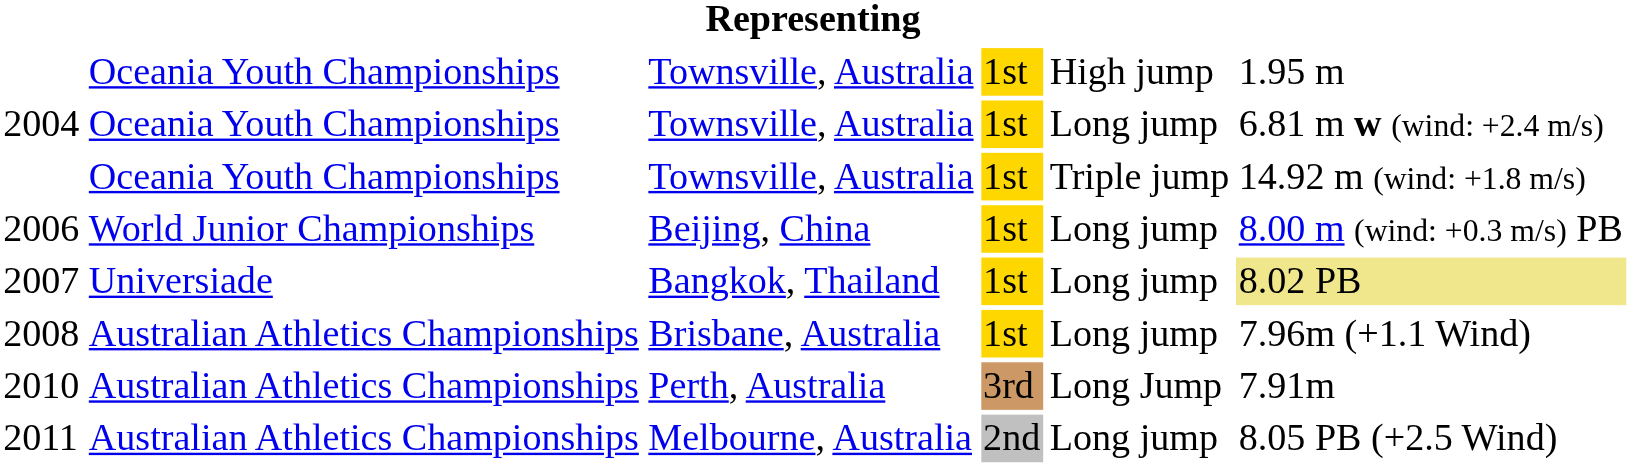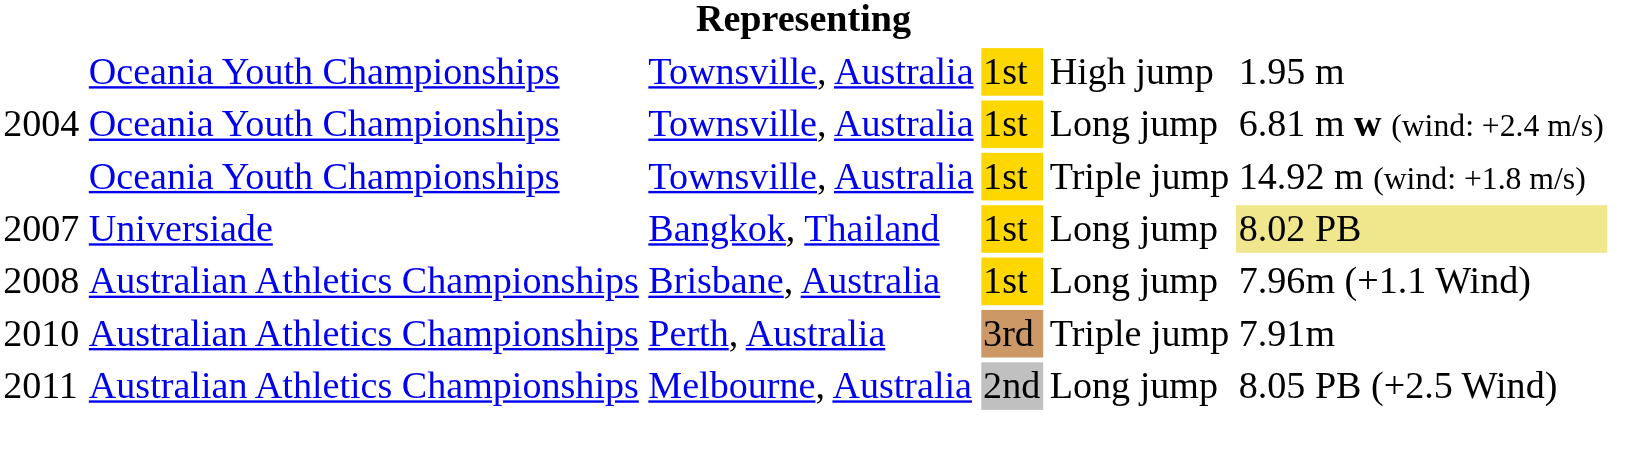- row: (41, 228)
(1136, 385) Long Jump -> (1139, 333) Triple jump
